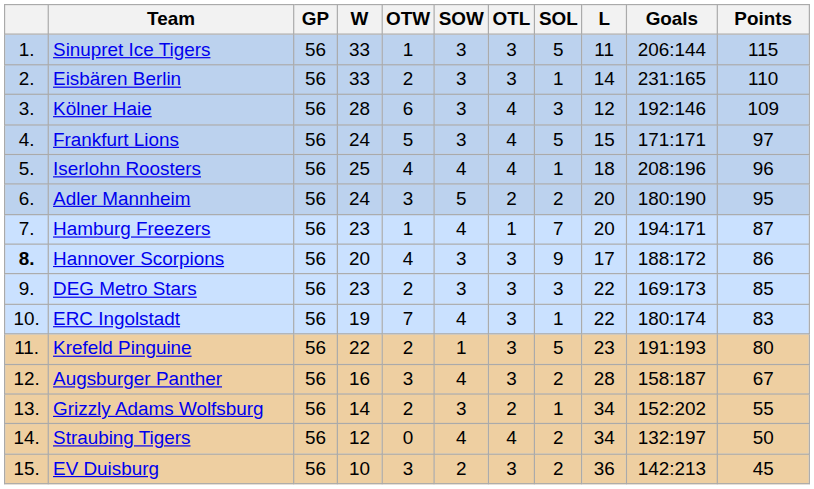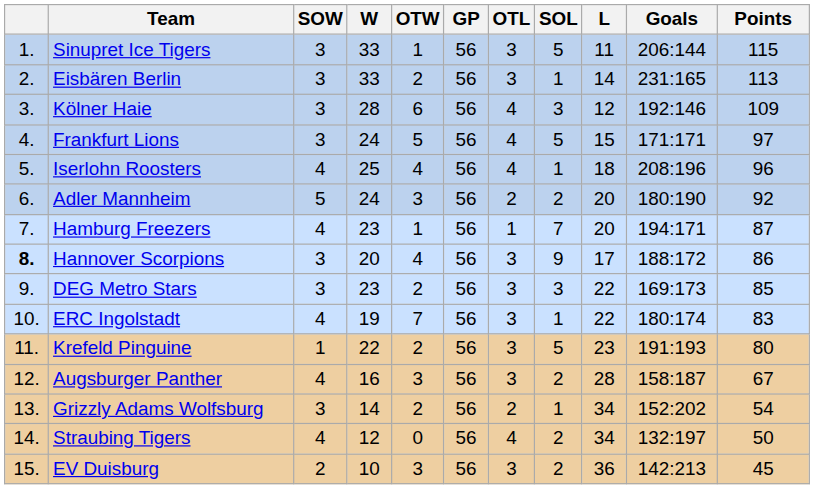columns swapped: (315, 19) <-> (461, 19)
(763, 79) 110 -> (763, 79) 113
(763, 199) 95 -> (763, 199) 92
(763, 408) 55 -> (763, 408) 54
